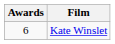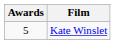(26, 30) 6 -> (26, 30) 5
